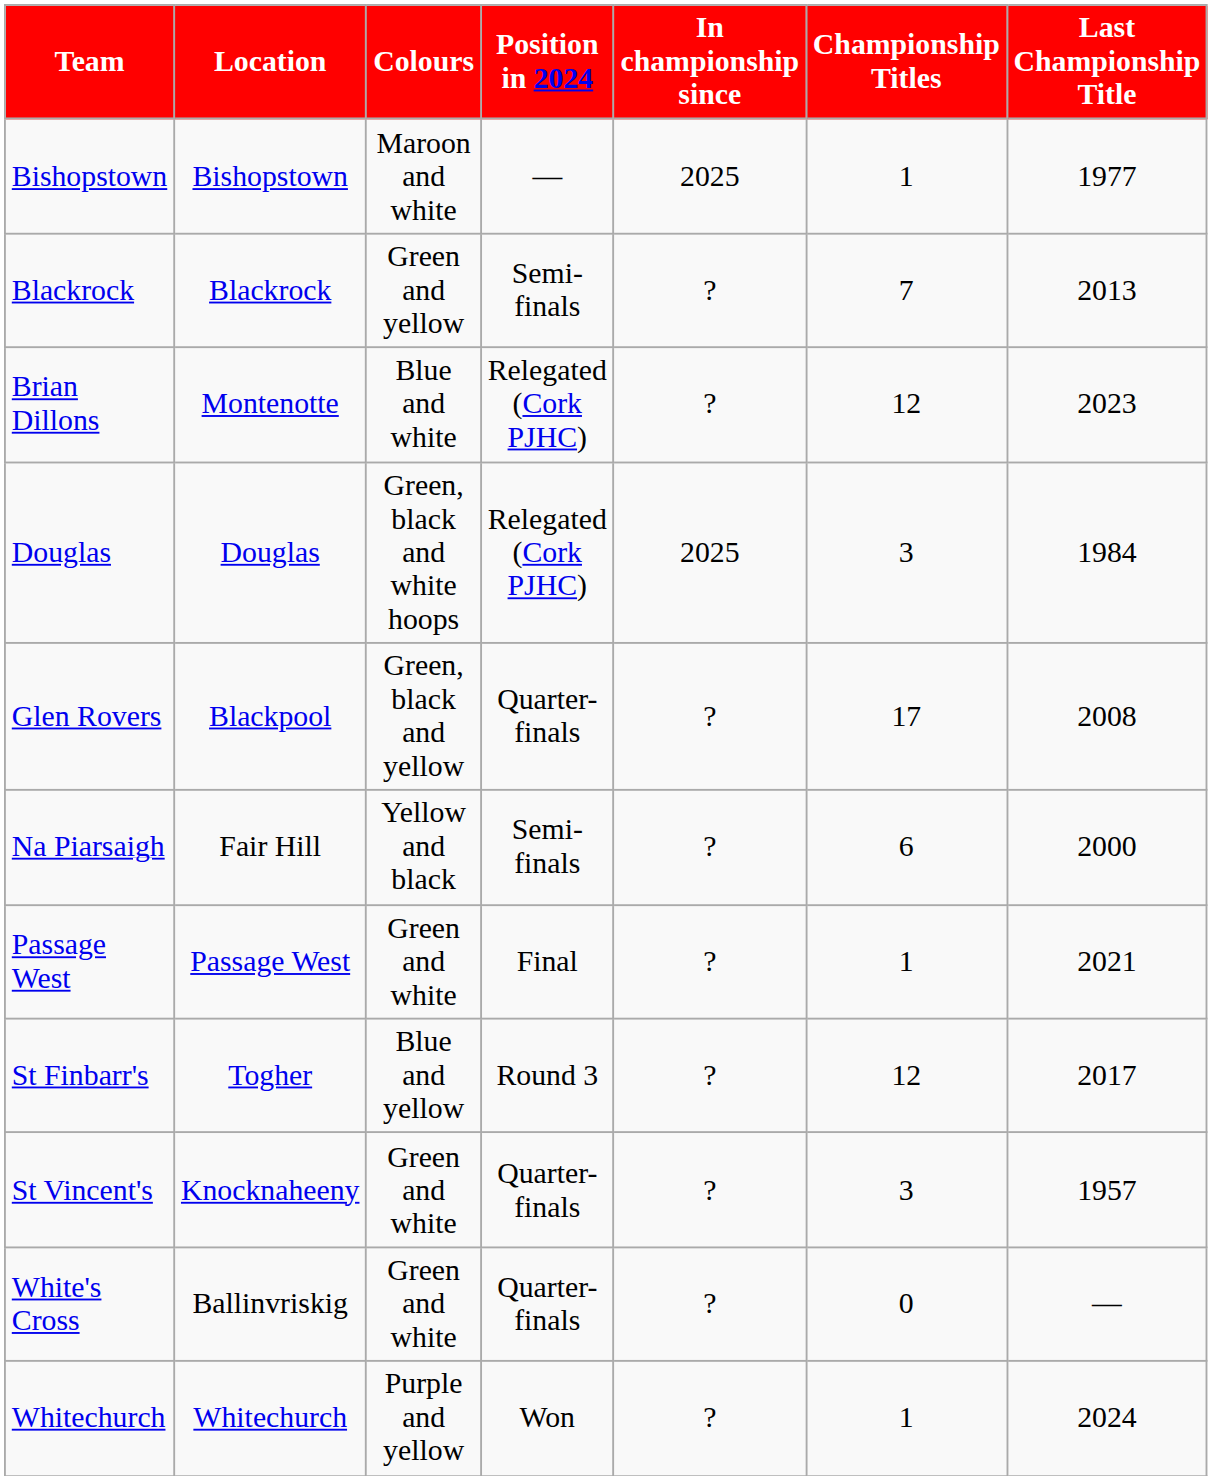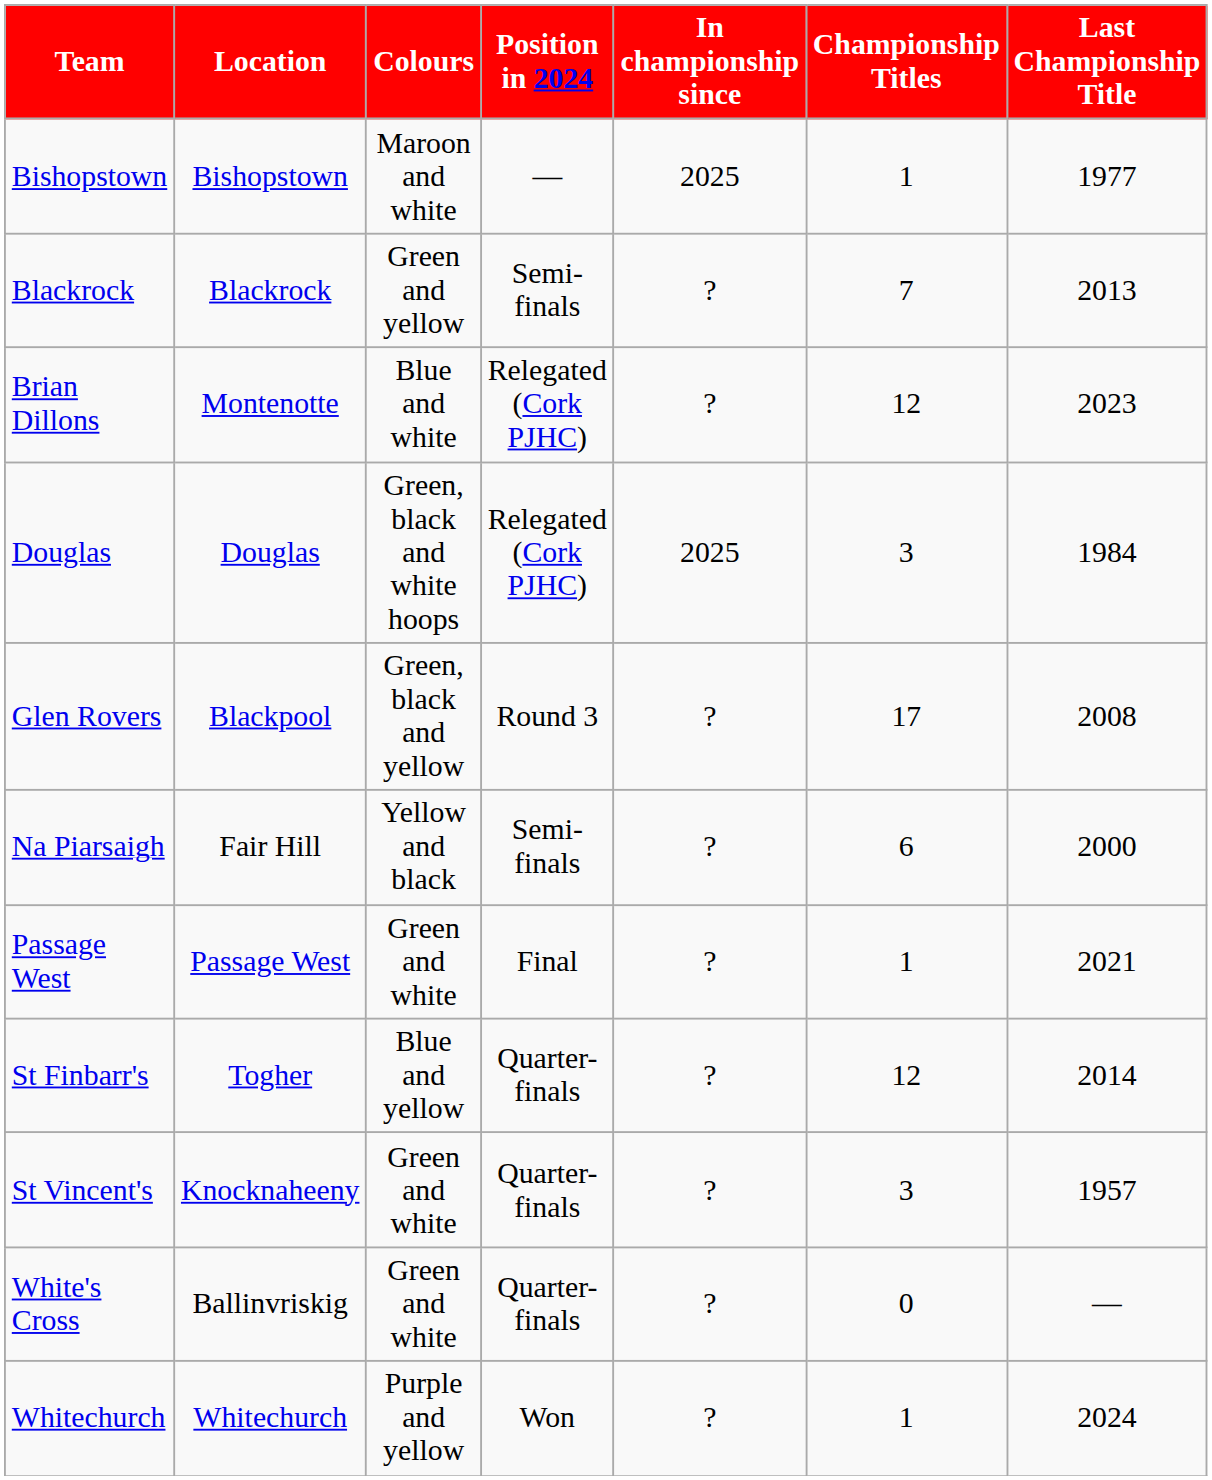(547, 716) Quarter-finals -> (547, 716) Round 3
(547, 1075) Round 3 -> (547, 1075) Quarter-finals
(1107, 1075) 2017 -> (1107, 1075) 2014
